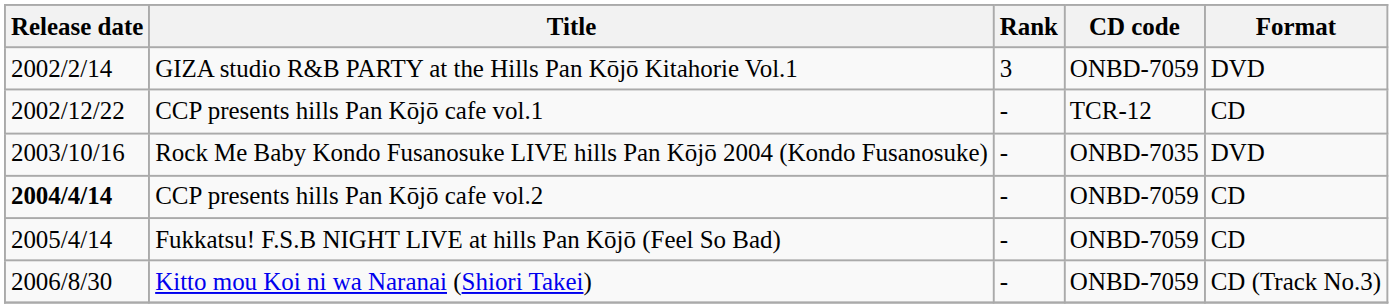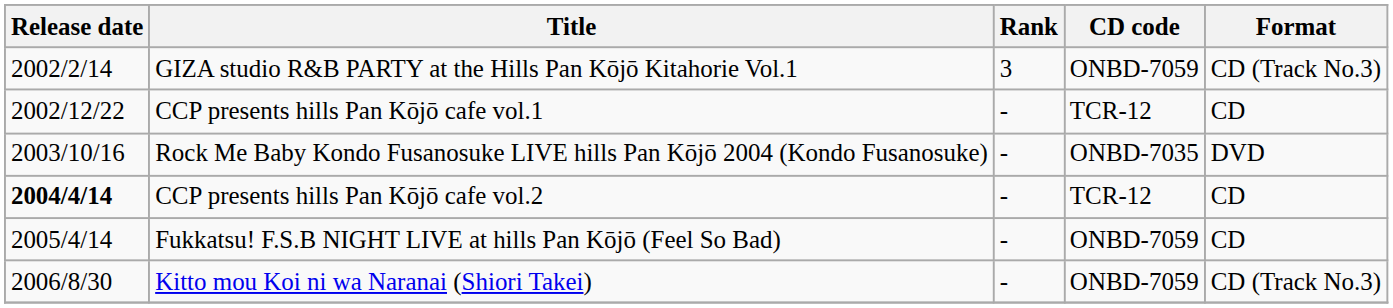(1238, 68) DVD -> (1296, 68) CD (Track No.3)
(1134, 196) ONBD-7059 -> (1111, 196) TCR-12
